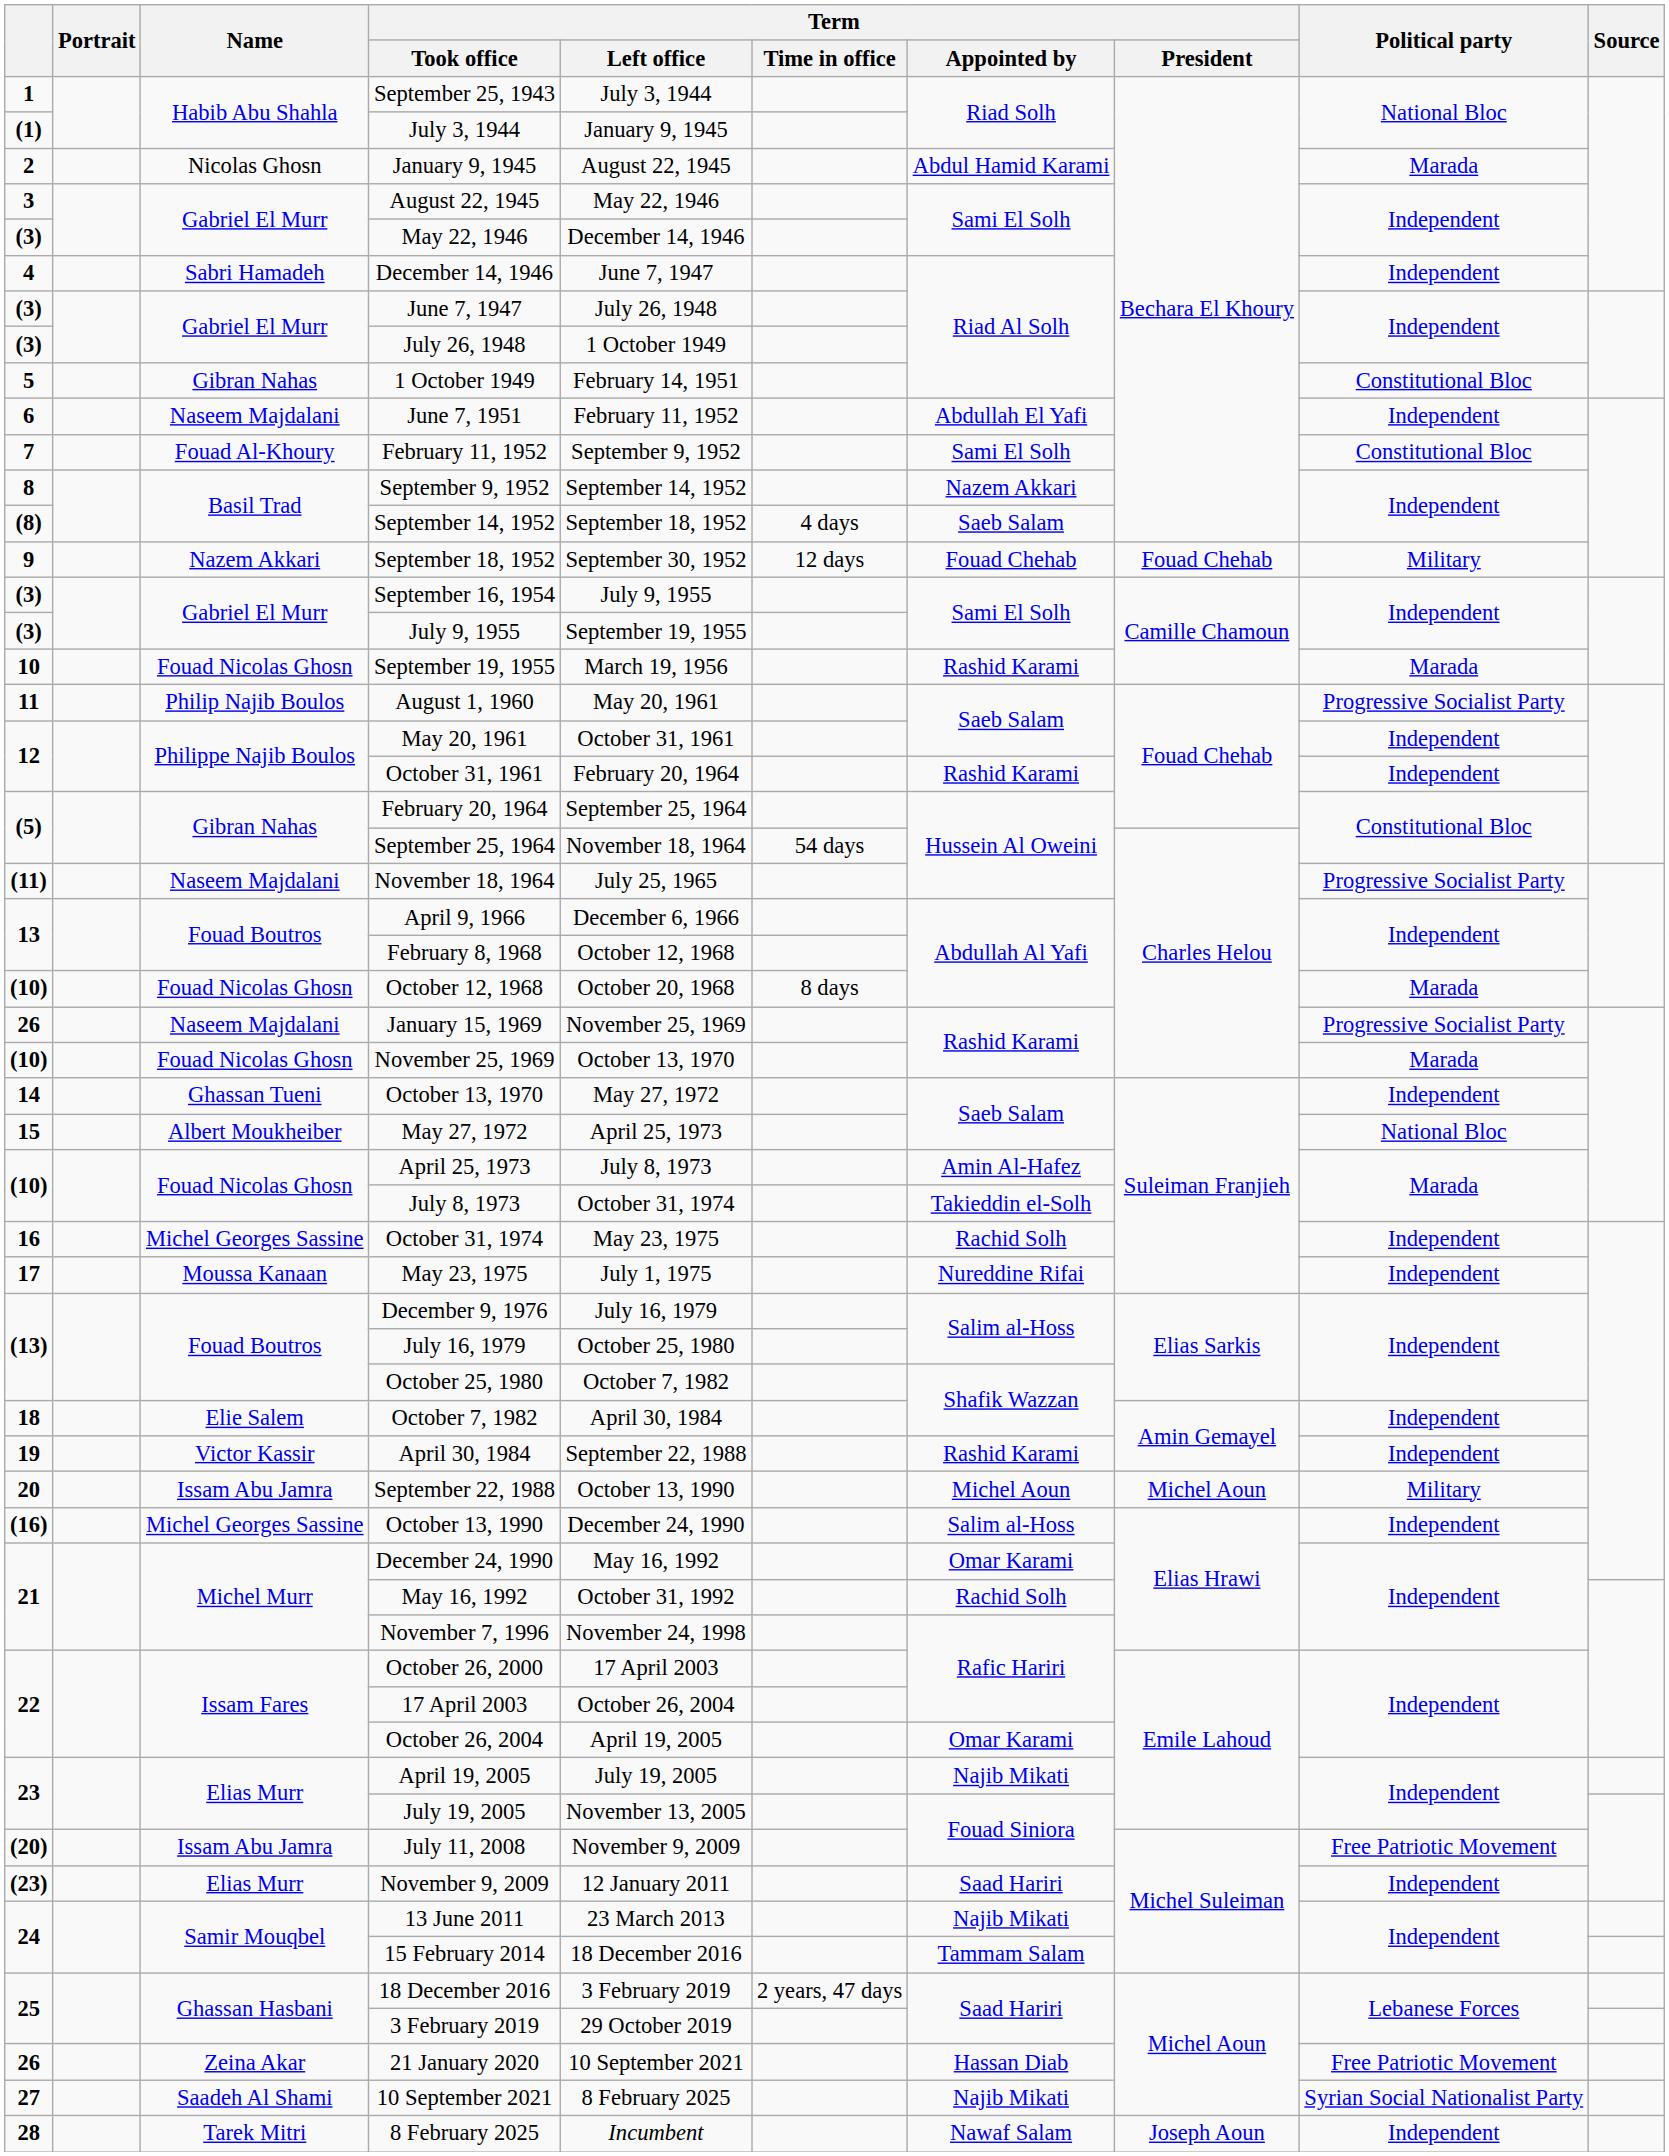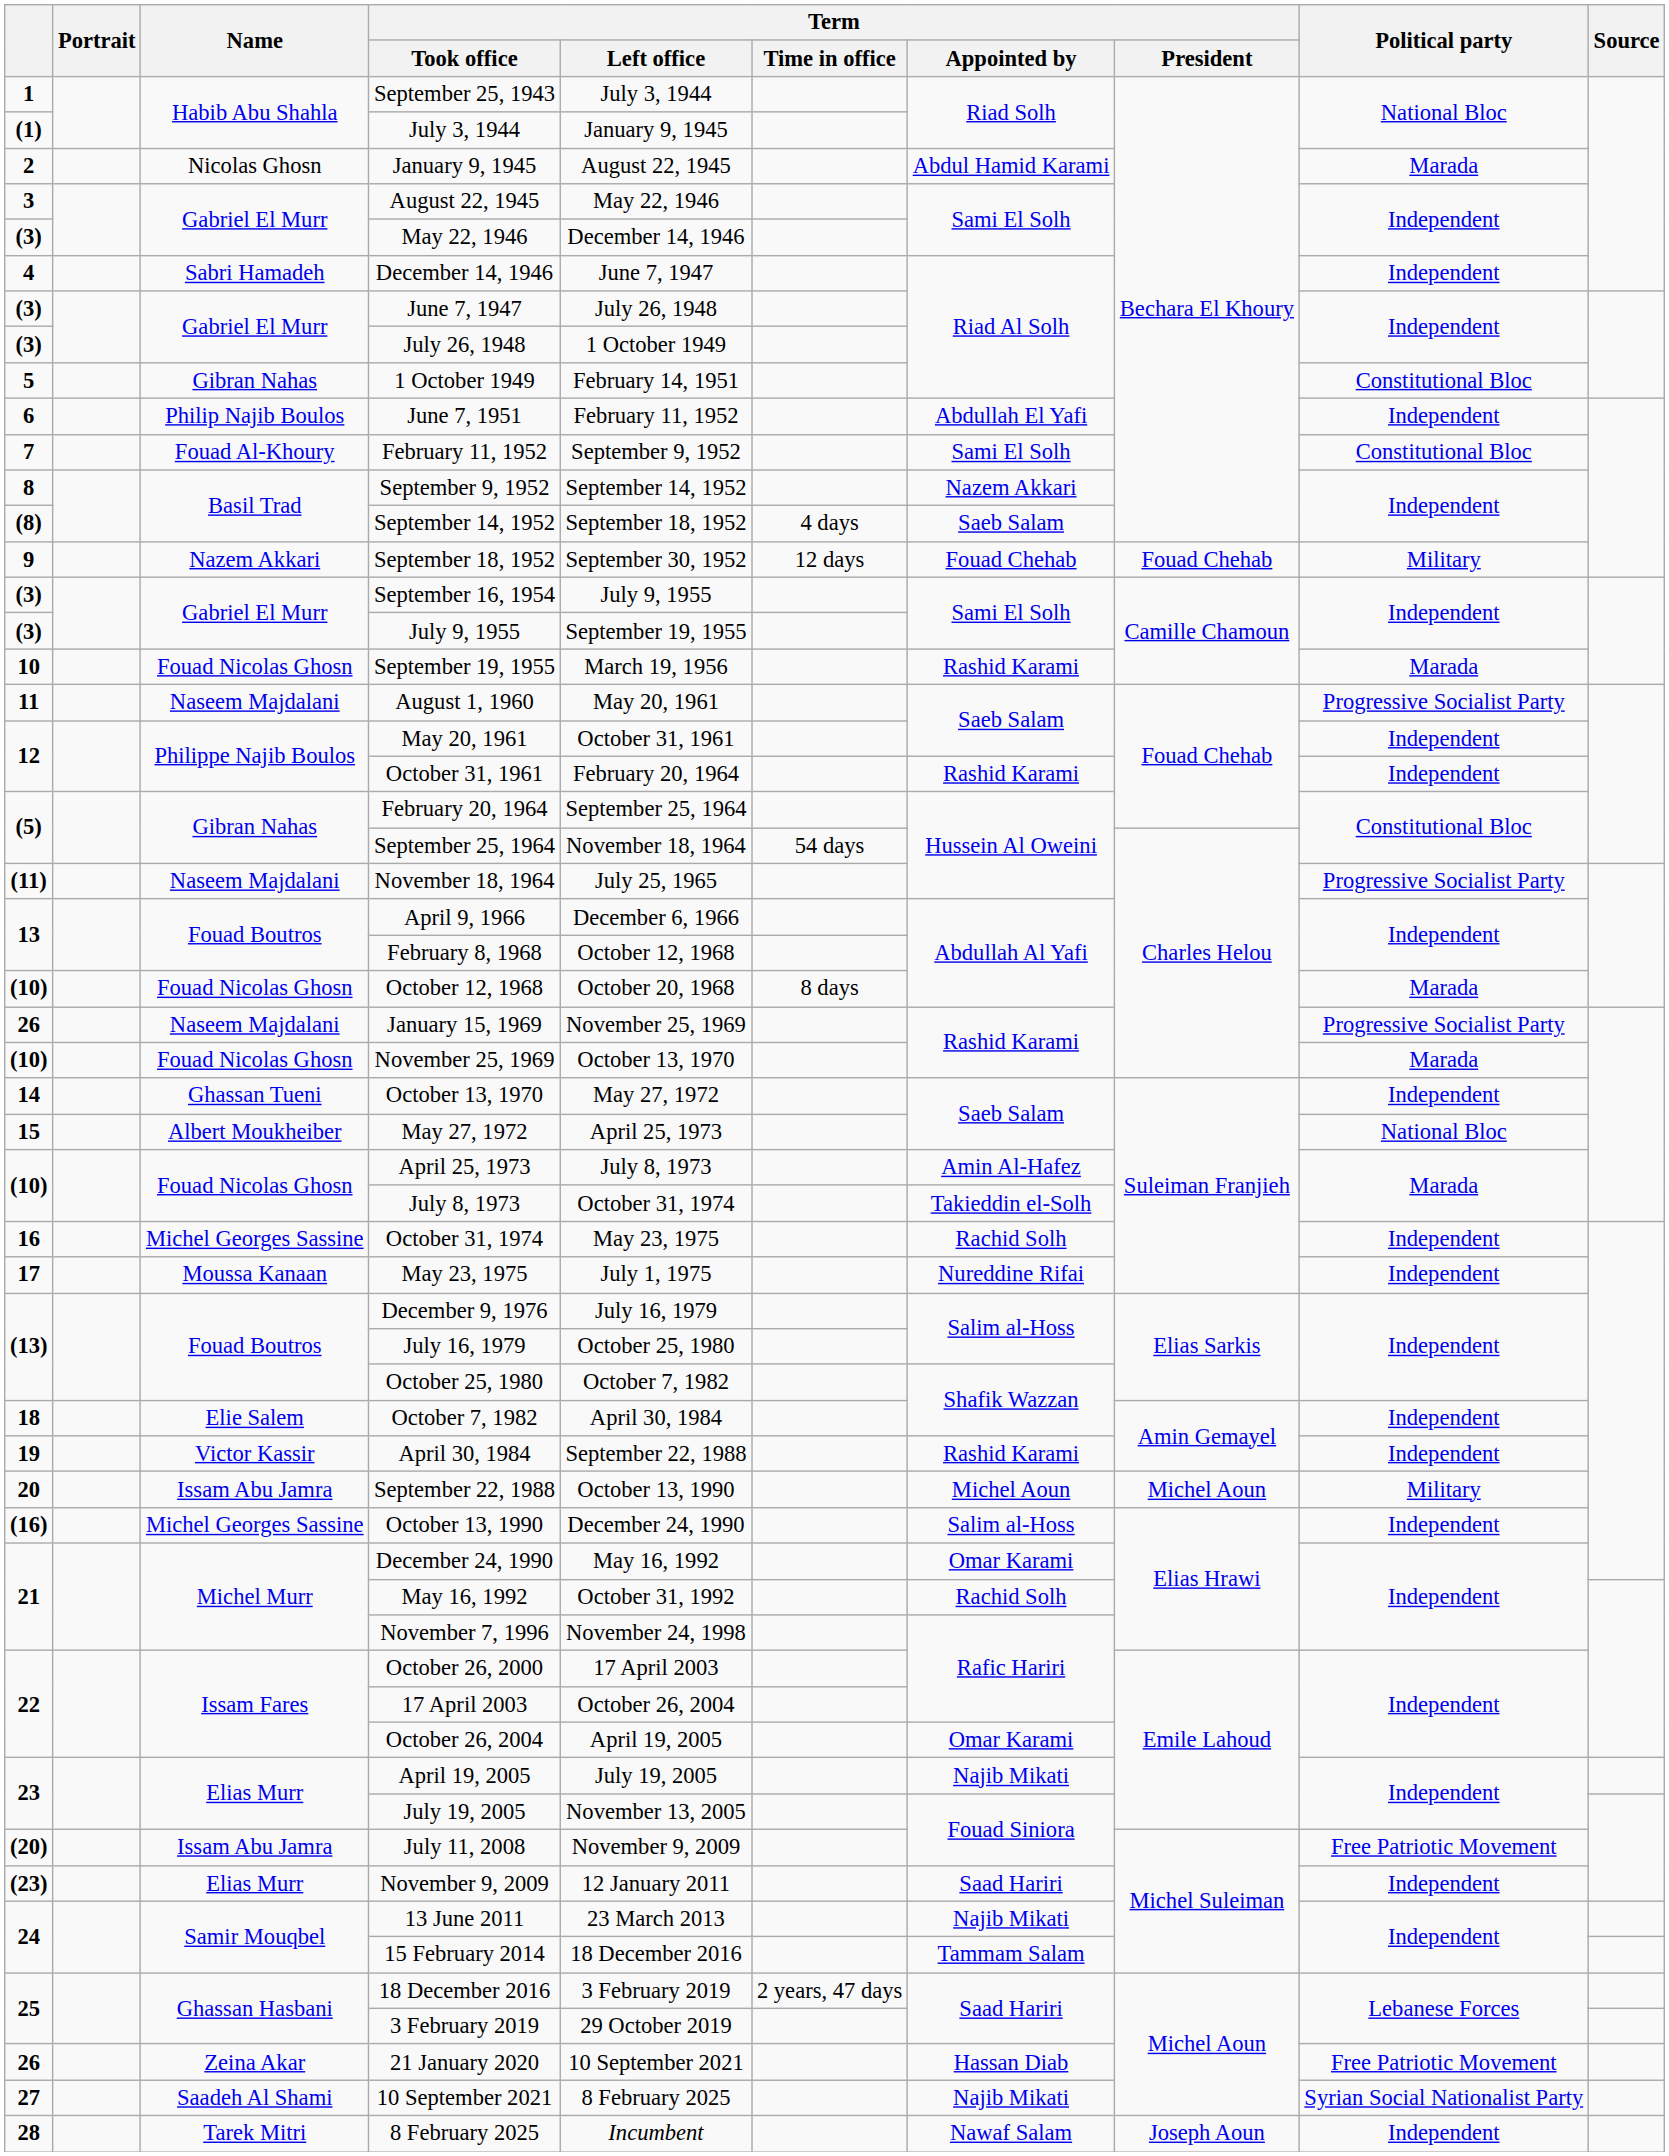(255, 415) Naseem Majdalani -> (255, 415) Philip Najib Boulos
(255, 702) Philip Najib Boulos -> (255, 702) Naseem Majdalani
